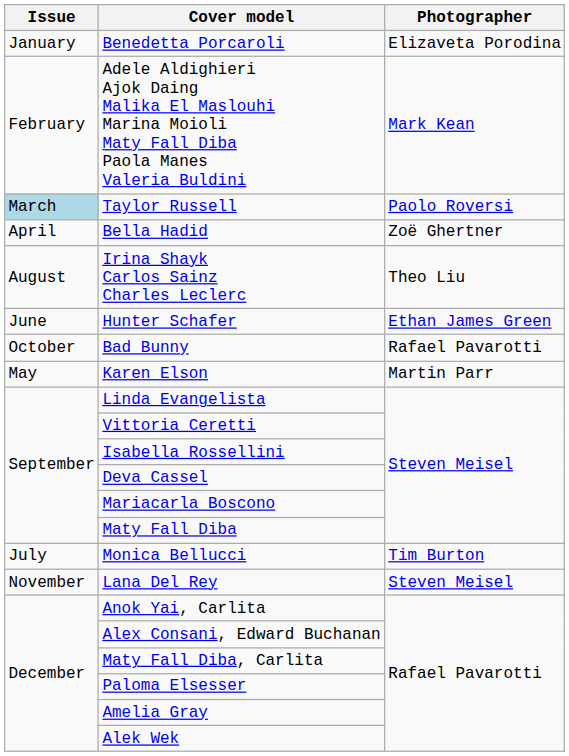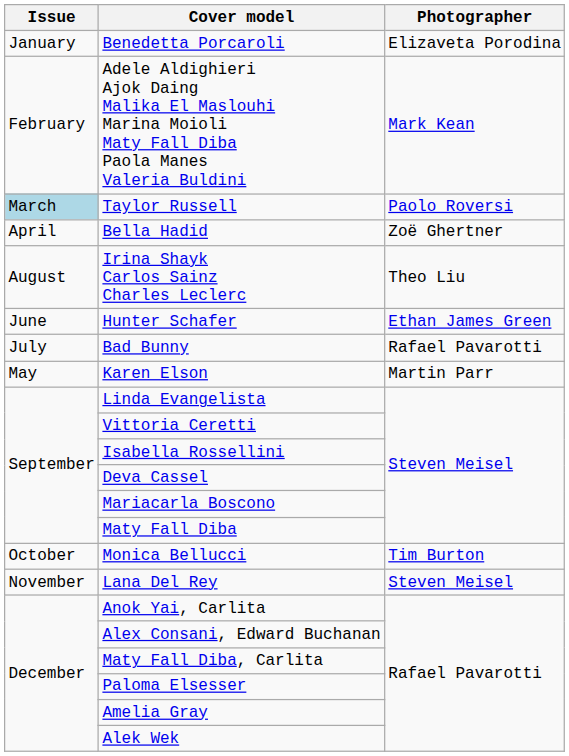(42, 348) October -> (28, 348) July
(28, 556) July -> (42, 556) October
